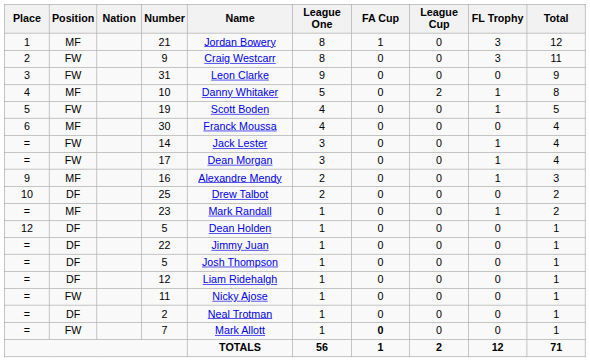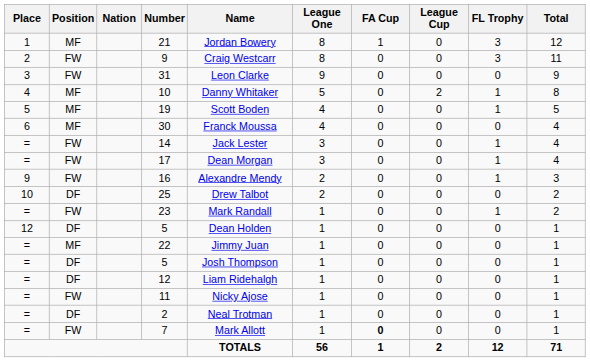(73, 110) FW -> (73, 110) MF
(73, 178) MF -> (73, 178) FW
(73, 212) MF -> (73, 212) FW
(73, 246) DF -> (73, 246) MF
